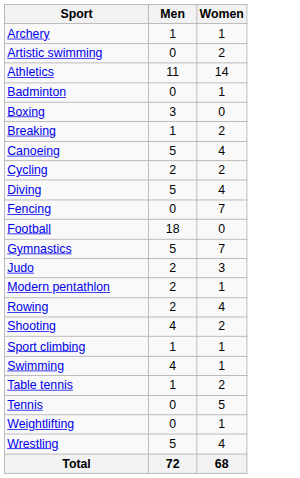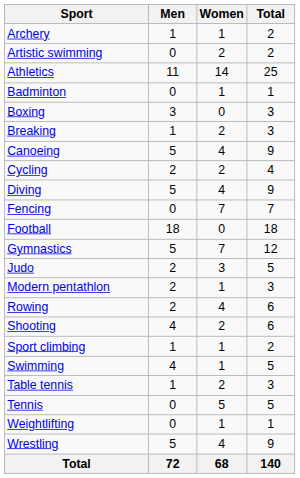+ column: (271, 14)
